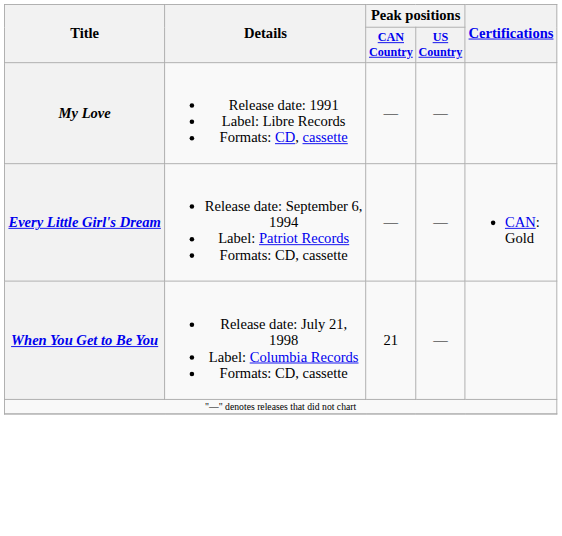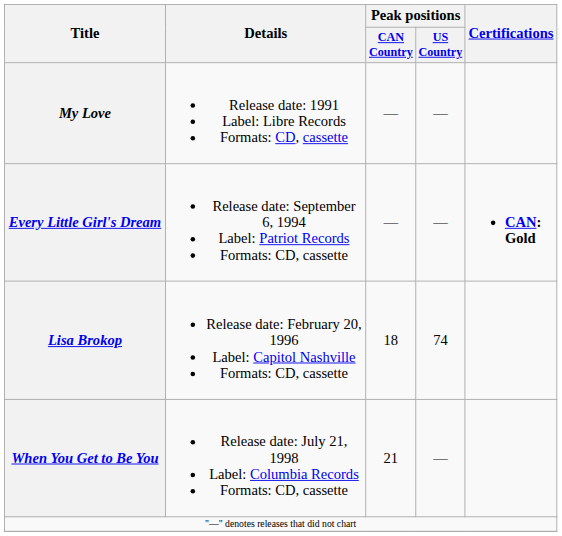(511, 231) normal -> (511, 231) bold
+ row: (85, 340)
